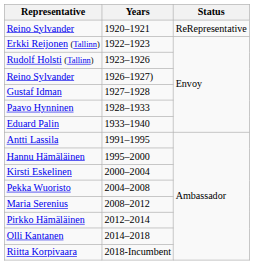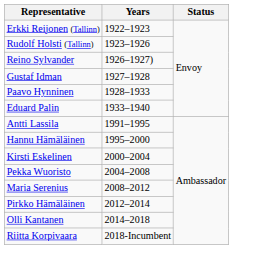- row: (40, 28)
